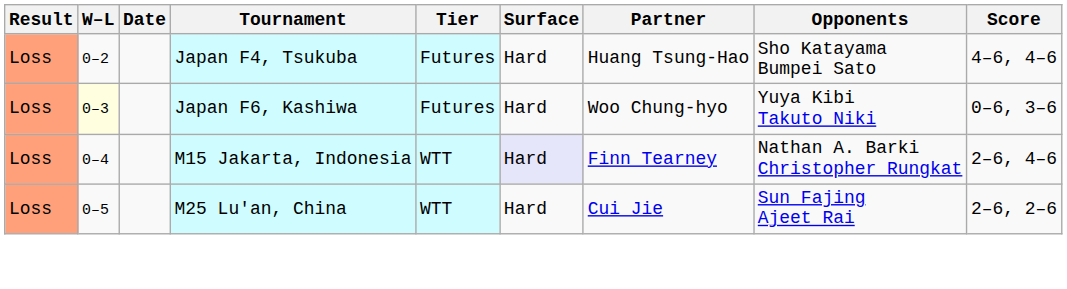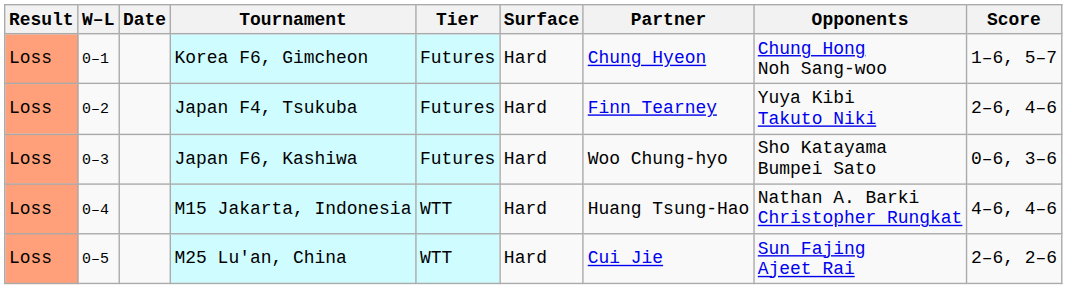+ row: (271, 59)
(669, 59) Huang Tsung-Hao -> (652, 109) Finn Tearney
(822, 59) Sho Katayama Bumpei Sato -> (817, 109) Yuya Kibi Takuto Niki
(1014, 59) 4–6, 4–6 -> (1014, 109) 2–6, 4–6
(96, 110) lightyellow background -> (96, 159) no background
(817, 109) Yuya Kibi Takuto Niki -> (822, 159) Sho Katayama Bumpei Sato
(525, 159) lavender background -> (525, 209) no background
(652, 159) Finn Tearney -> (669, 209) Huang Tsung-Hao
(1014, 159) 2–6, 4–6 -> (1014, 209) 4–6, 4–6
